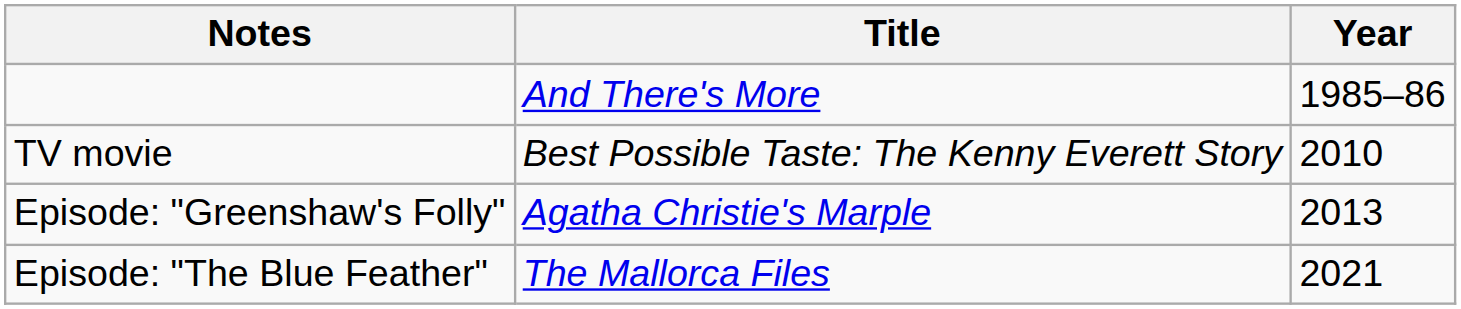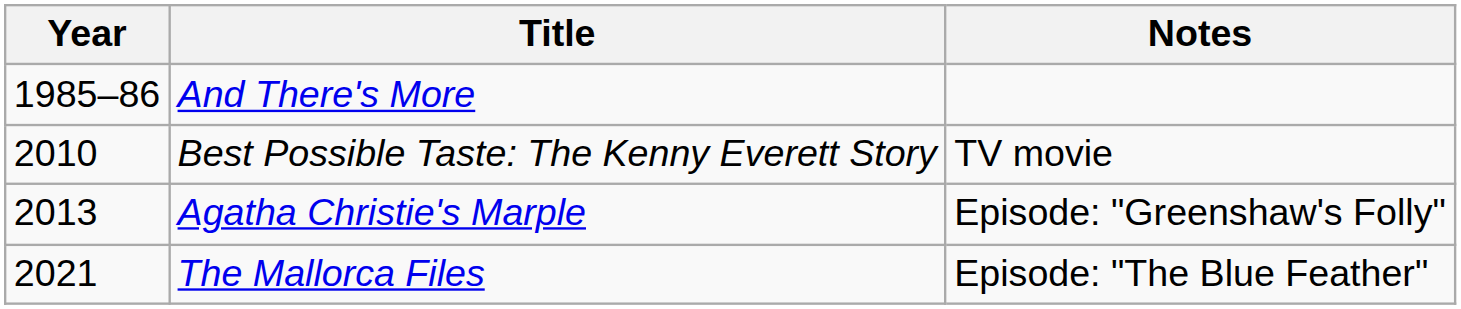columns swapped: (1373, 34) <-> (260, 34)
